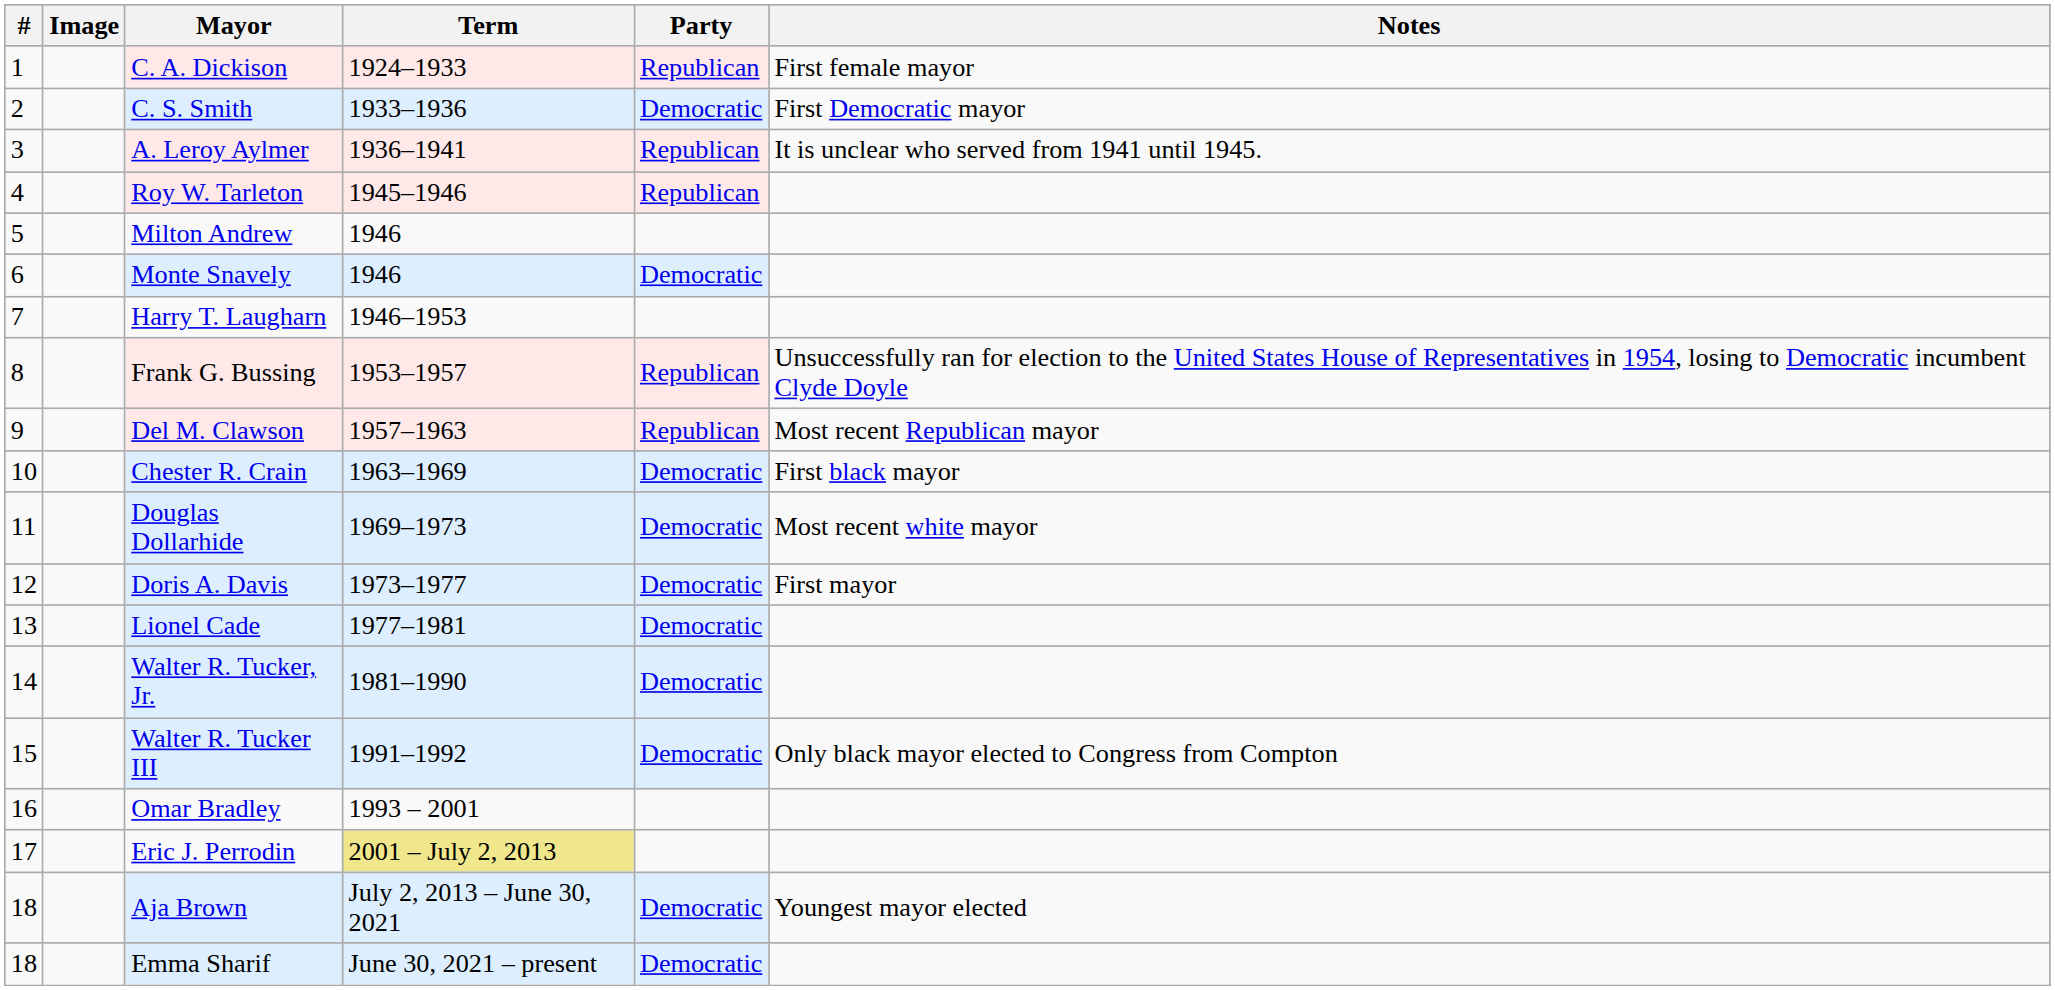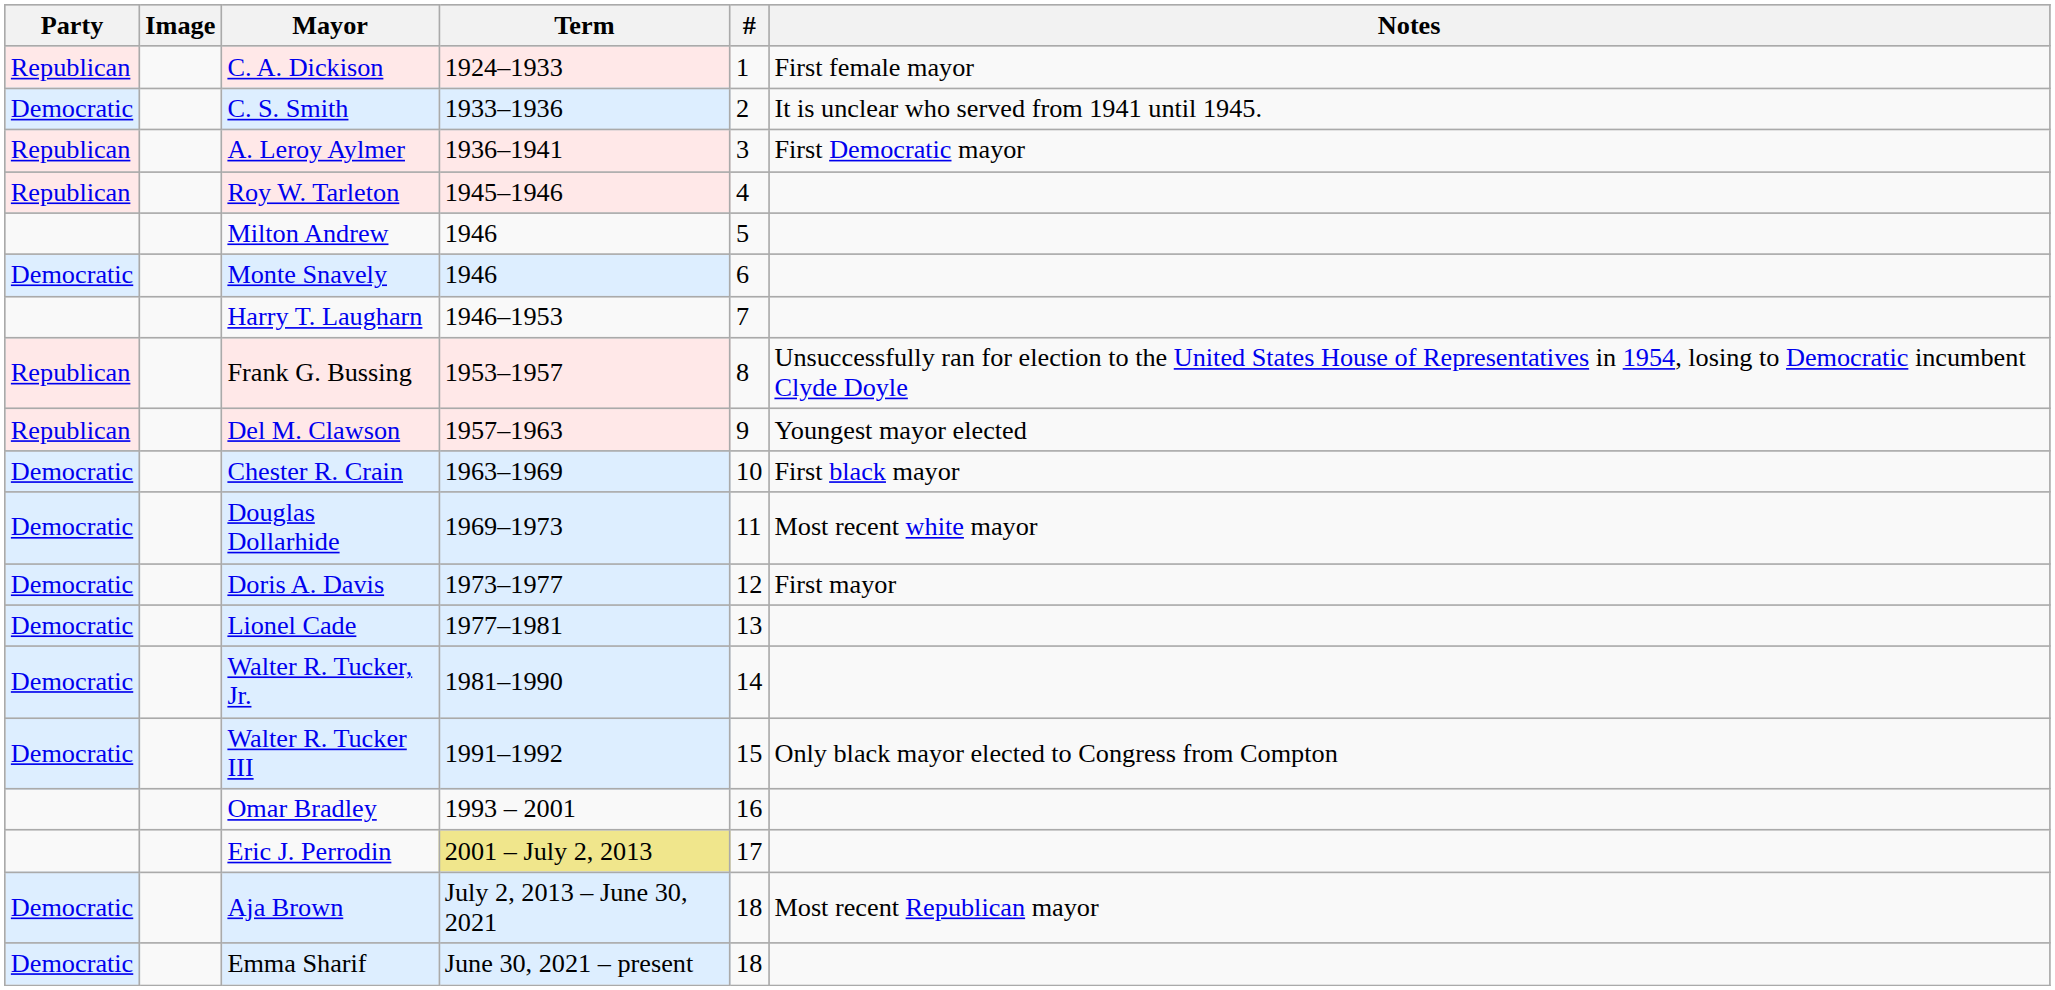columns swapped: (24, 25) <-> (701, 25)
(900, 108) First Democratic mayor -> (1018, 108) It is unclear who served from 1941 until 1945.
(1018, 150) It is unclear who served from 1941 until 1945. -> (900, 150) First Democratic mayor
(937, 429) Most recent Republican mayor -> (901, 429) Youngest mayor elected
(901, 907) Youngest mayor elected -> (937, 907) Most recent Republican mayor
